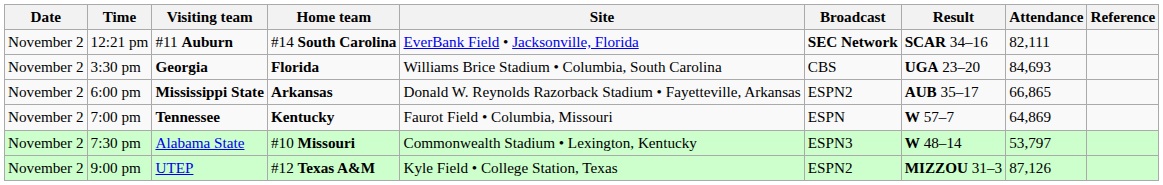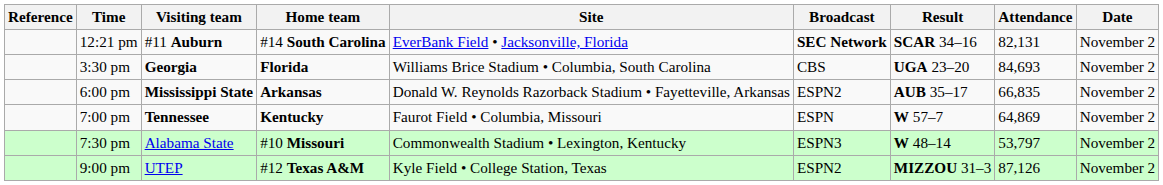columns swapped: (46, 17) <-> (1123, 17)
(1030, 42) 82,111 -> (1019, 42) 82,131
(1030, 92) 66,865 -> (1019, 92) 66,835
